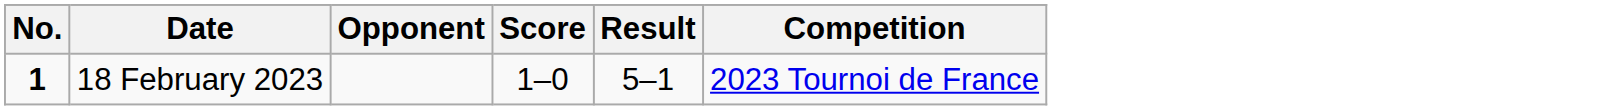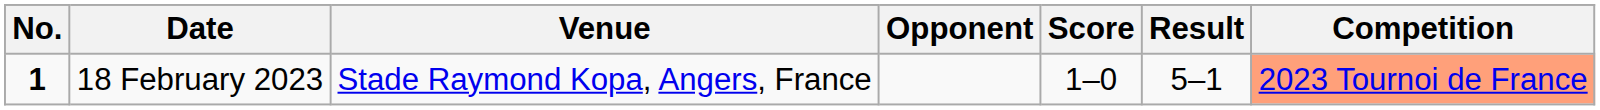+ column: (605, 29)
(875, 78) no background -> (1423, 78) lightsalmon background
